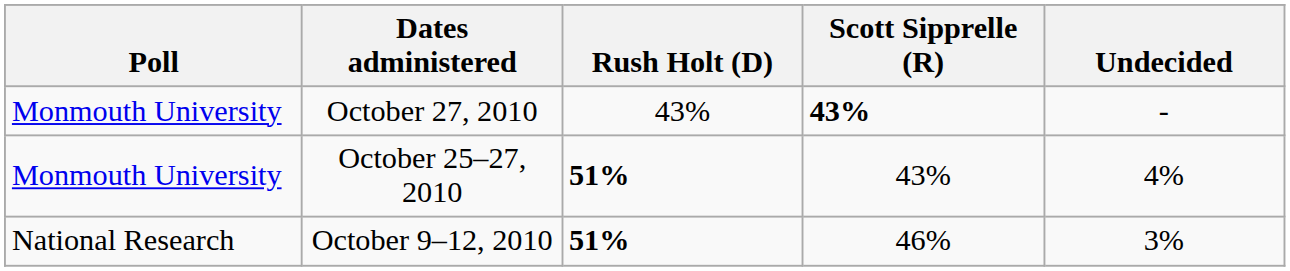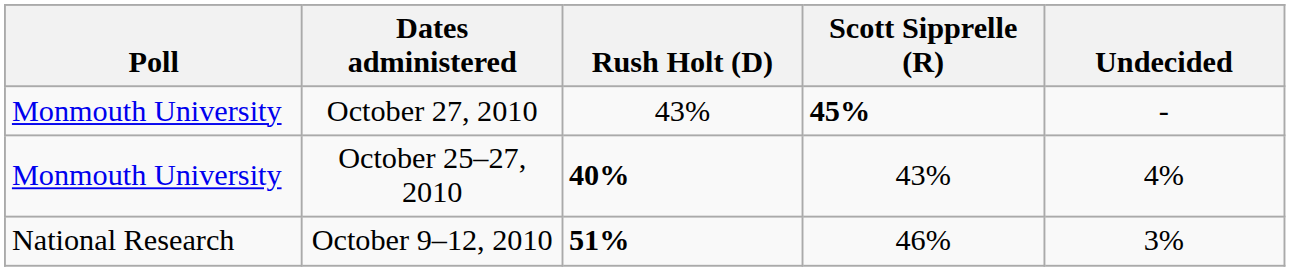(840, 110) 43% -> (840, 110) 45%
(599, 175) 51% -> (599, 175) 40%
